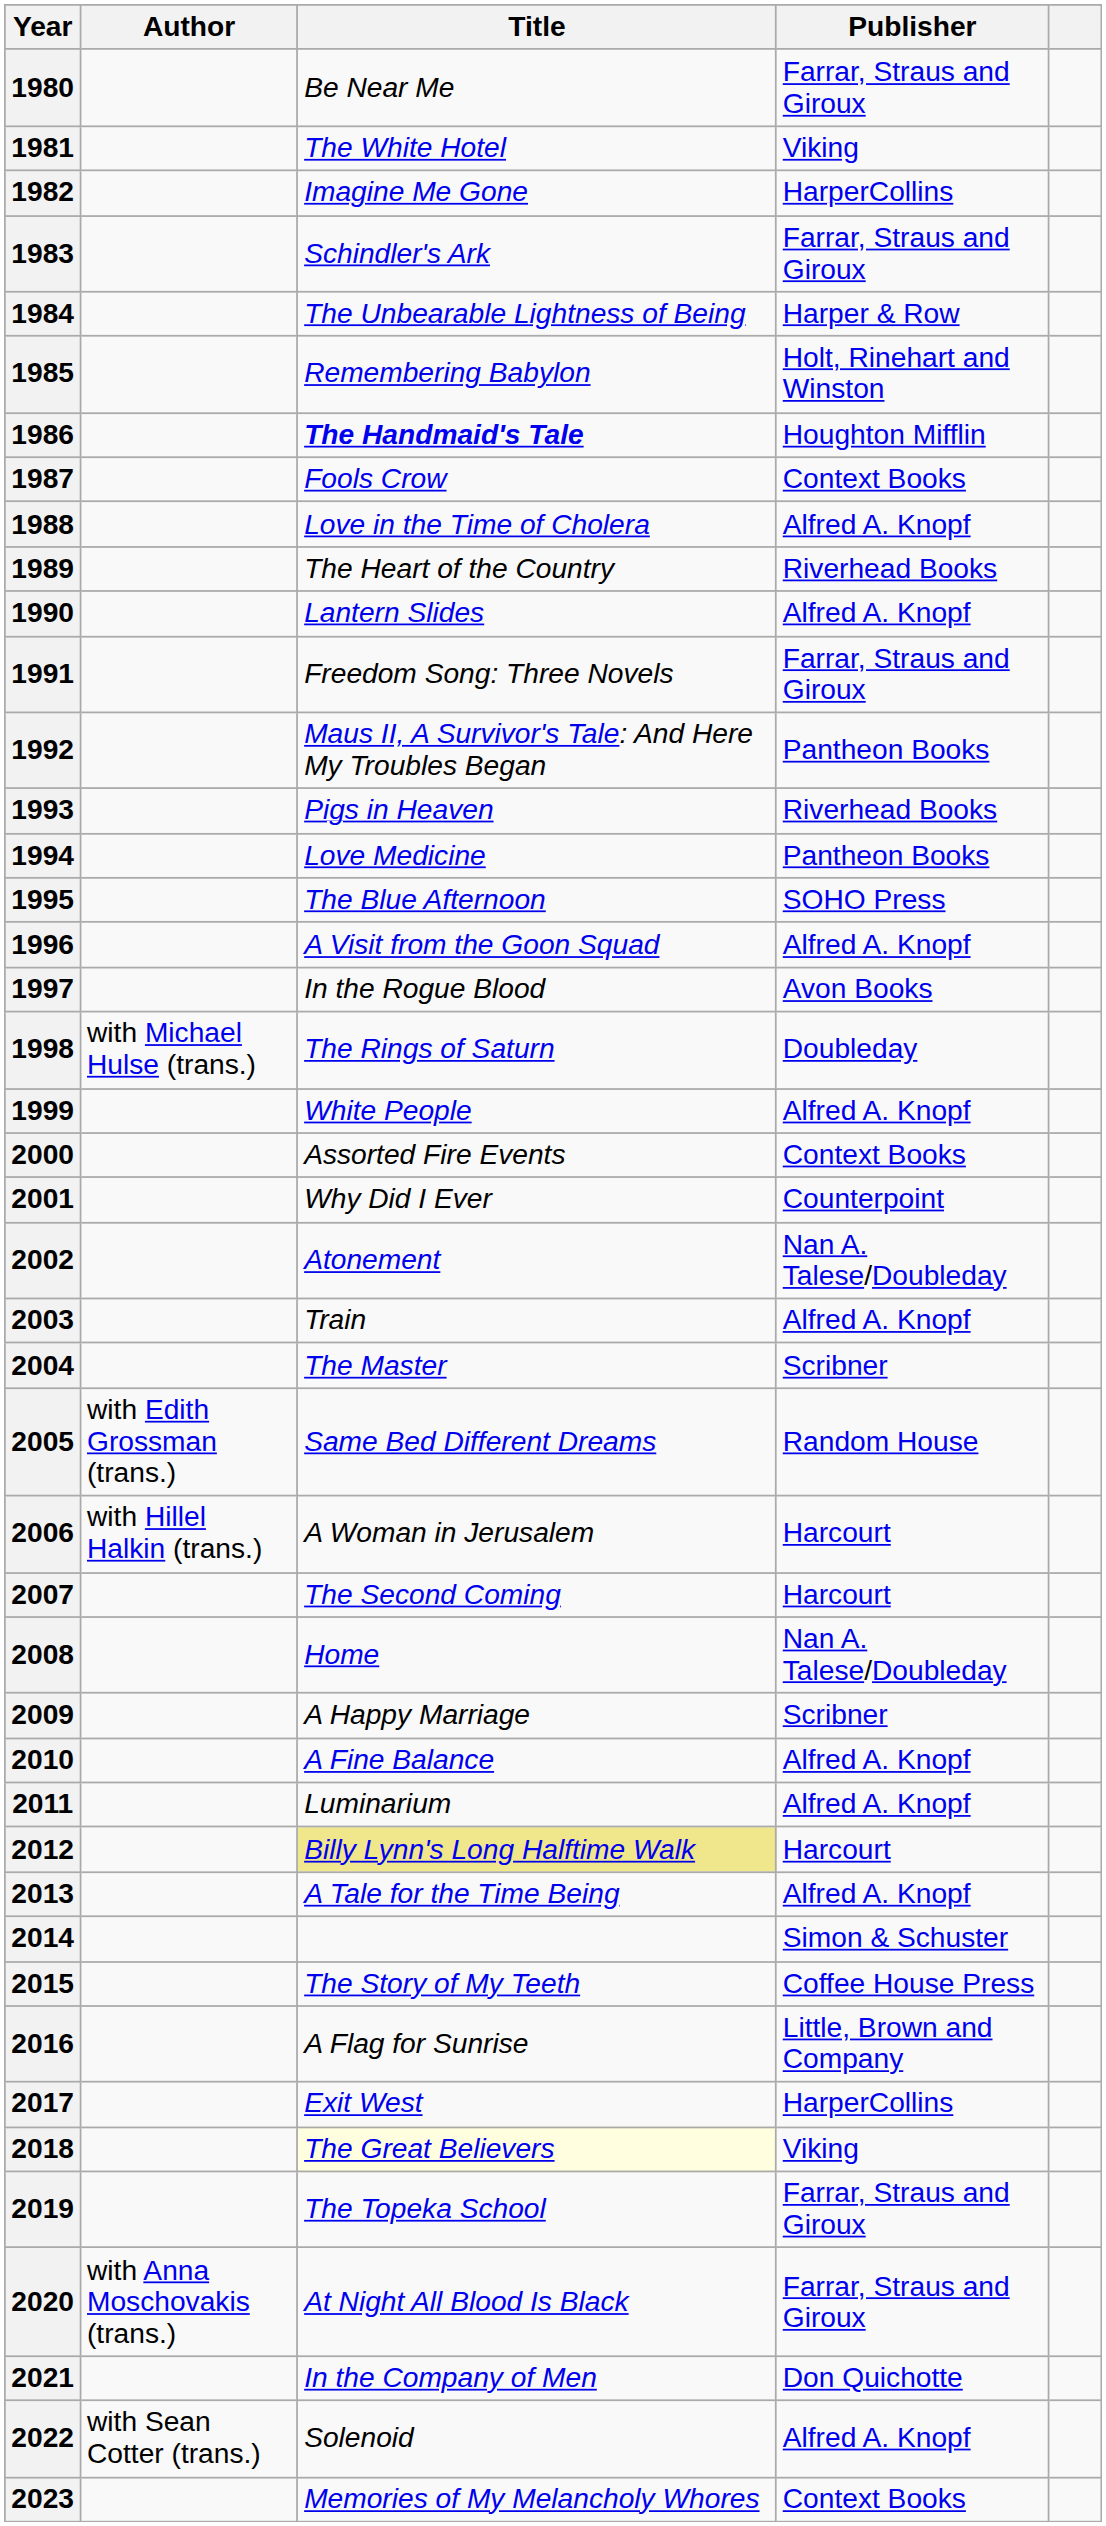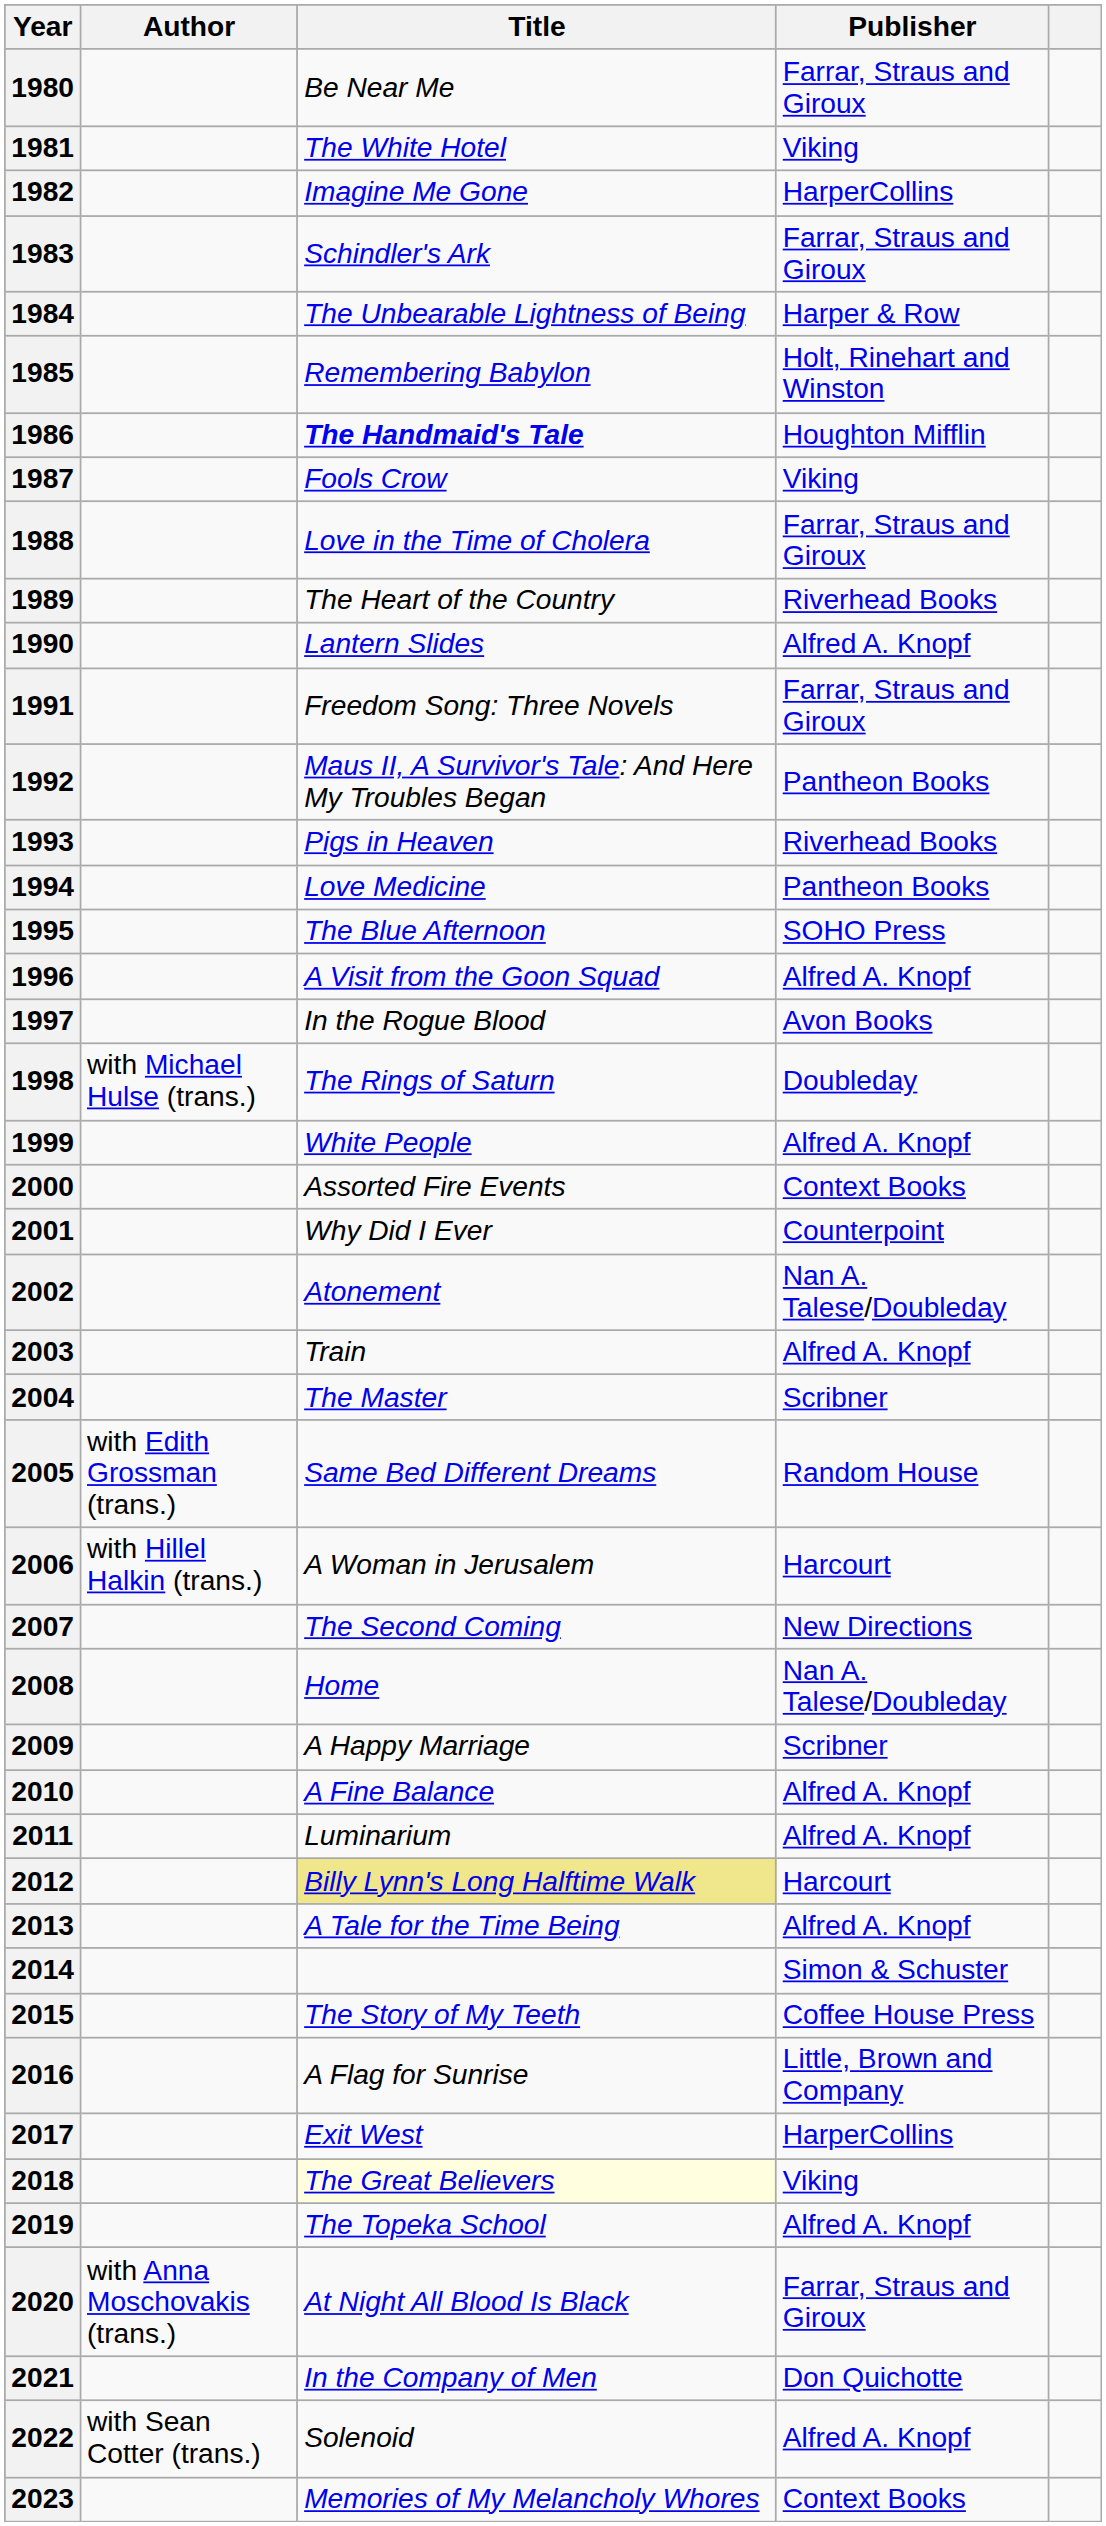(874, 479) Context Books -> (821, 479) Viking
(877, 523) Alfred A. Knopf -> (896, 539) Farrar, Straus and Giroux
(837, 1594) Harcourt -> (877, 1625) New Directions
(896, 2209) Farrar, Straus and Giroux -> (877, 2225) Alfred A. Knopf
